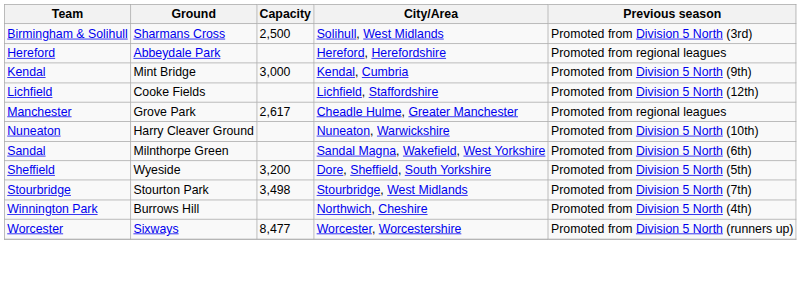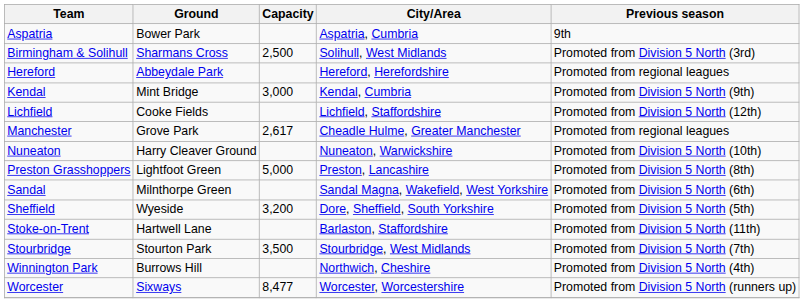+ row: (30, 33)
+ row: (69, 170)
+ row: (48, 229)
(275, 190) 3,498 -> (278, 248) 3,500
